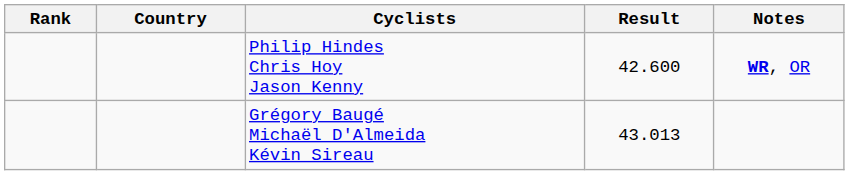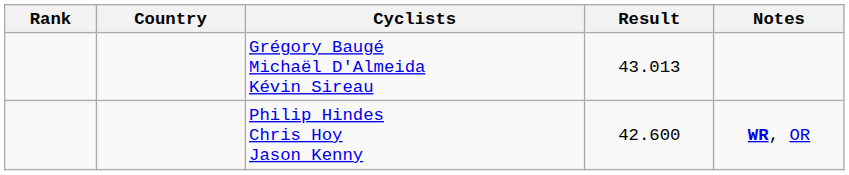rows swapped: (316, 67) <-> (337, 135)
